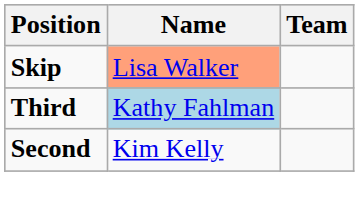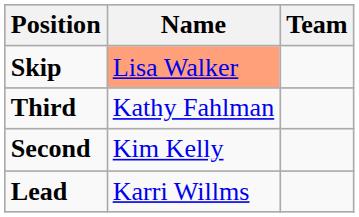(193, 107) lightblue background -> (193, 107) no background
+ row: (39, 190)
